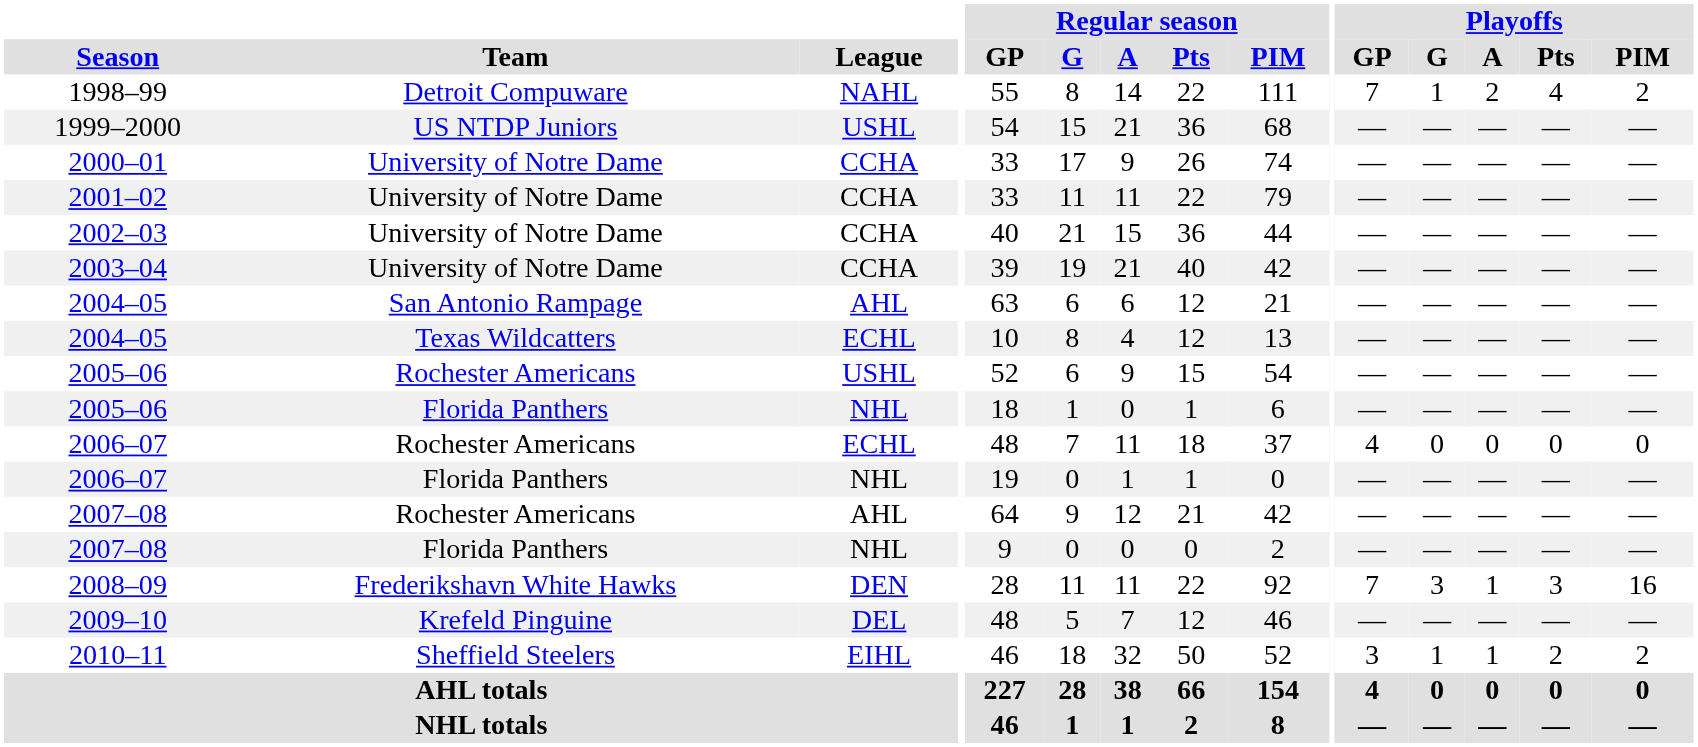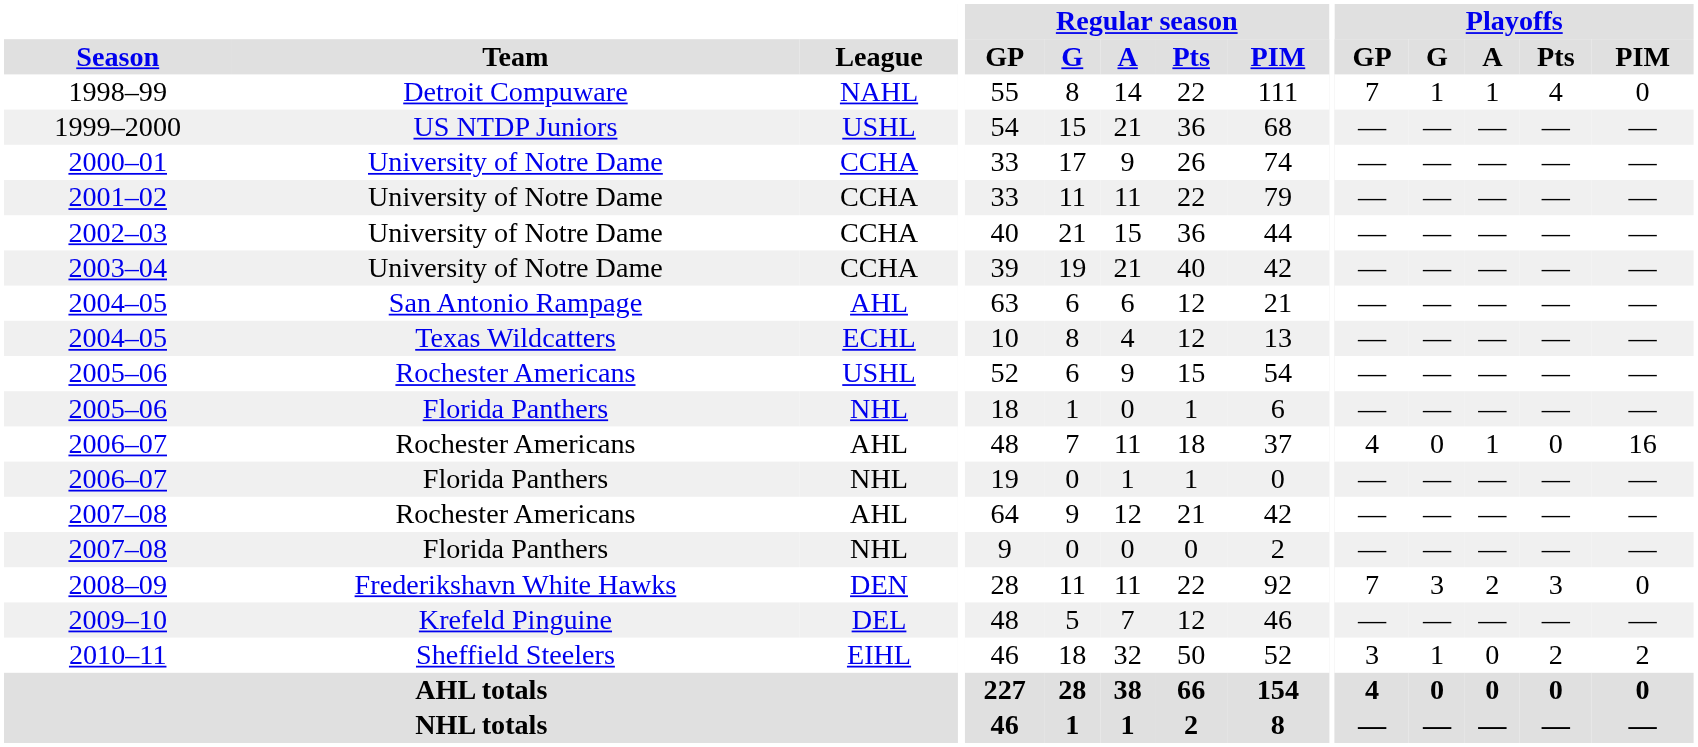(1492, 91) 2 -> (1492, 91) 1
(1643, 91) 2 -> (1643, 91) 0
(879, 443) ECHL -> (879, 443) AHL
(1492, 443) 0 -> (1492, 443) 1
(1643, 443) 0 -> (1643, 443) 16
(1492, 584) 1 -> (1492, 584) 2
(1643, 584) 16 -> (1643, 584) 0
(1492, 654) 1 -> (1492, 654) 0
